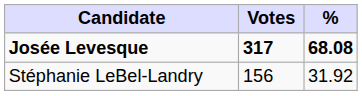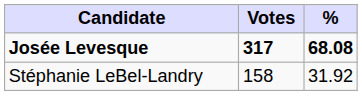(258, 76) 156 -> (258, 76) 158
